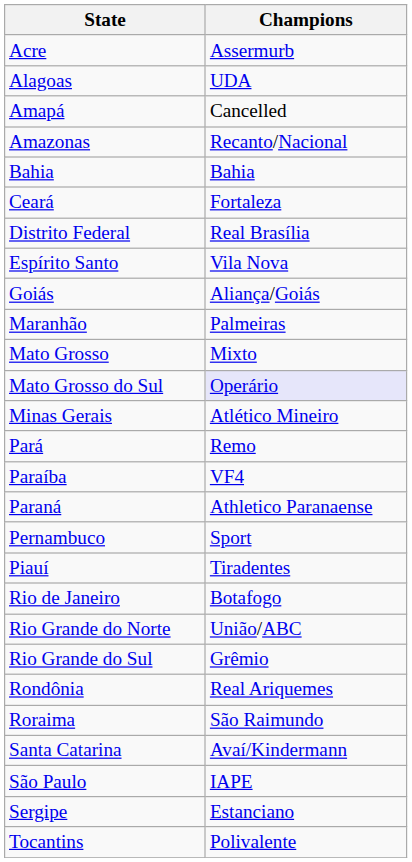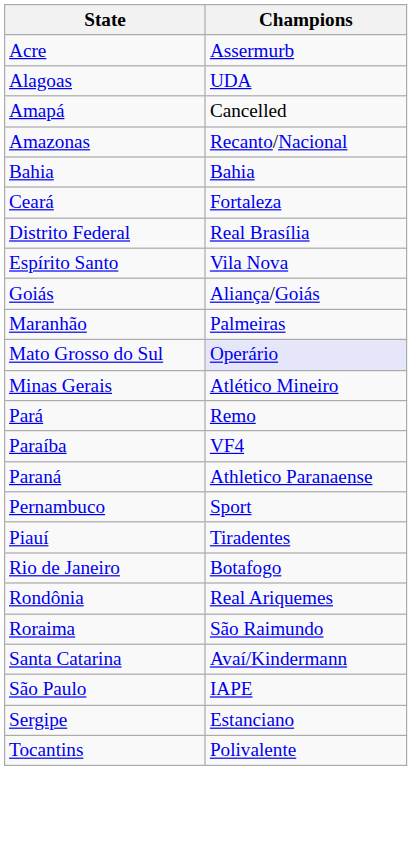- row: (59, 354)
- row: (90, 628)
- row: (81, 659)
